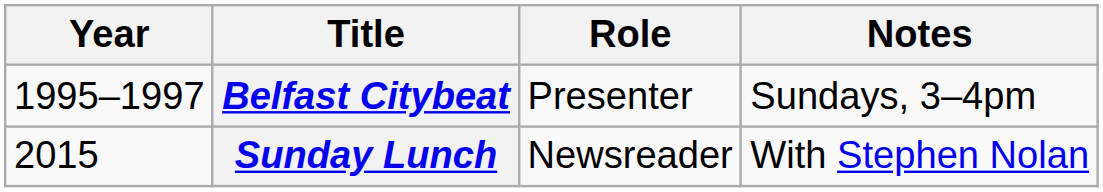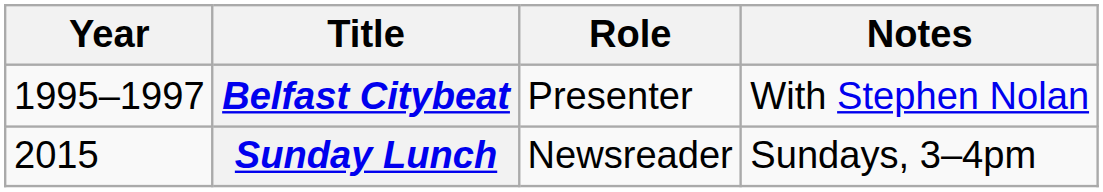(893, 95) Sundays, 3–4pm -> (920, 95) With Stephen Nolan
(920, 155) With Stephen Nolan -> (893, 155) Sundays, 3–4pm
